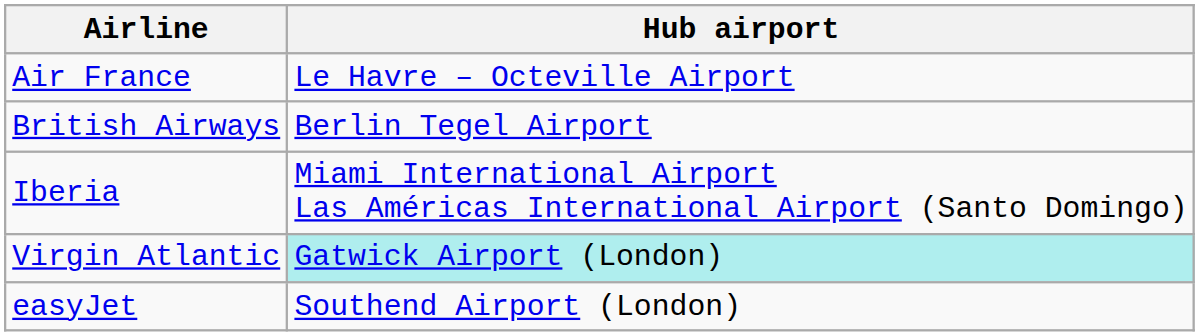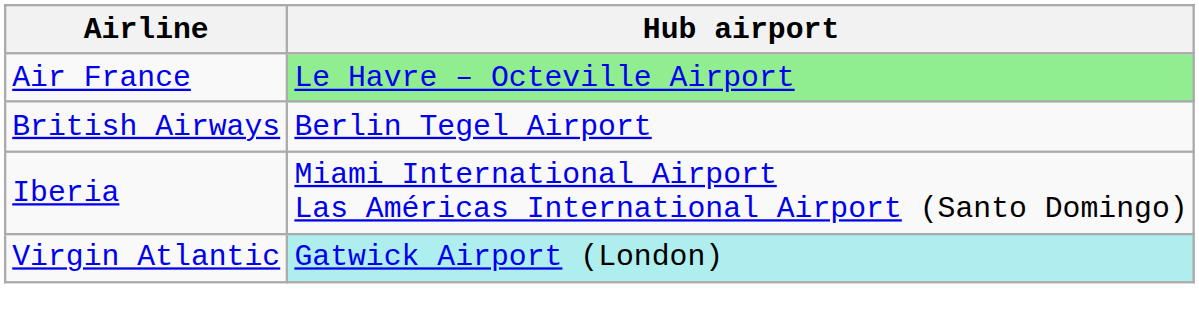(545, 78) no background -> (545, 78) lightgreen background
- row: (75, 306)
